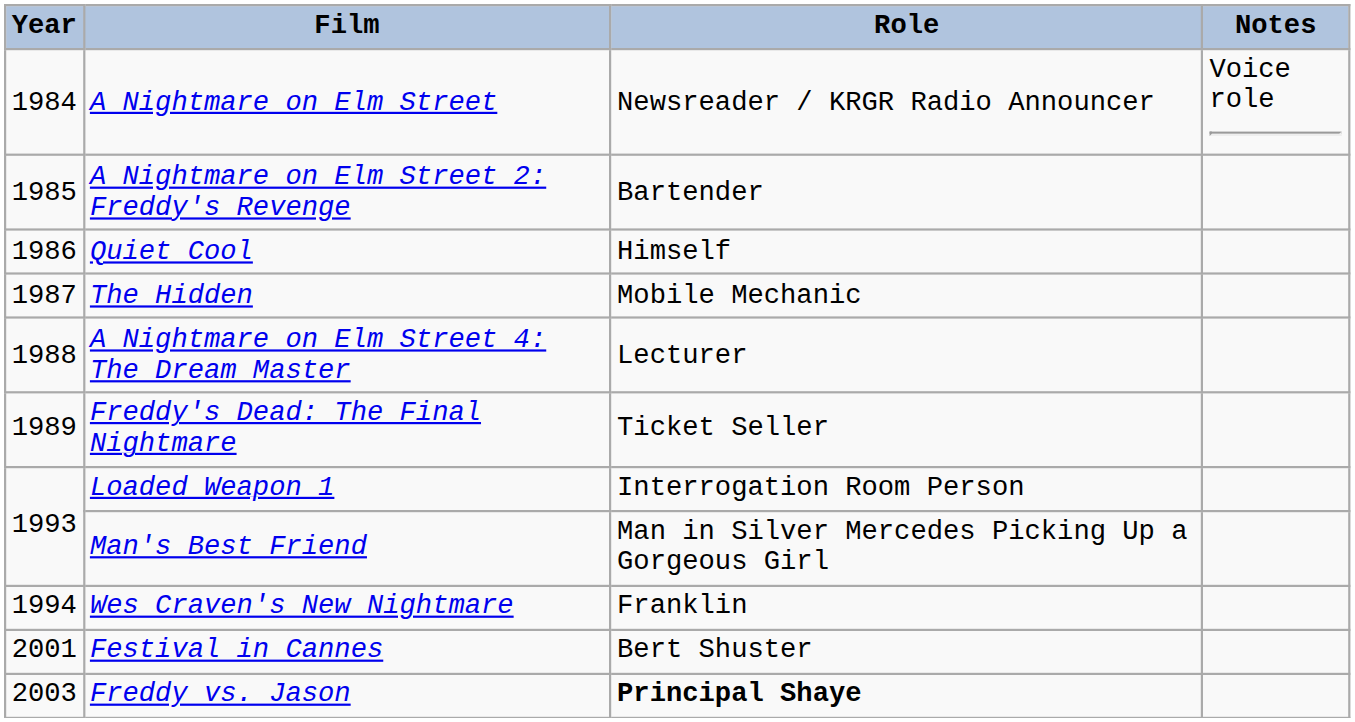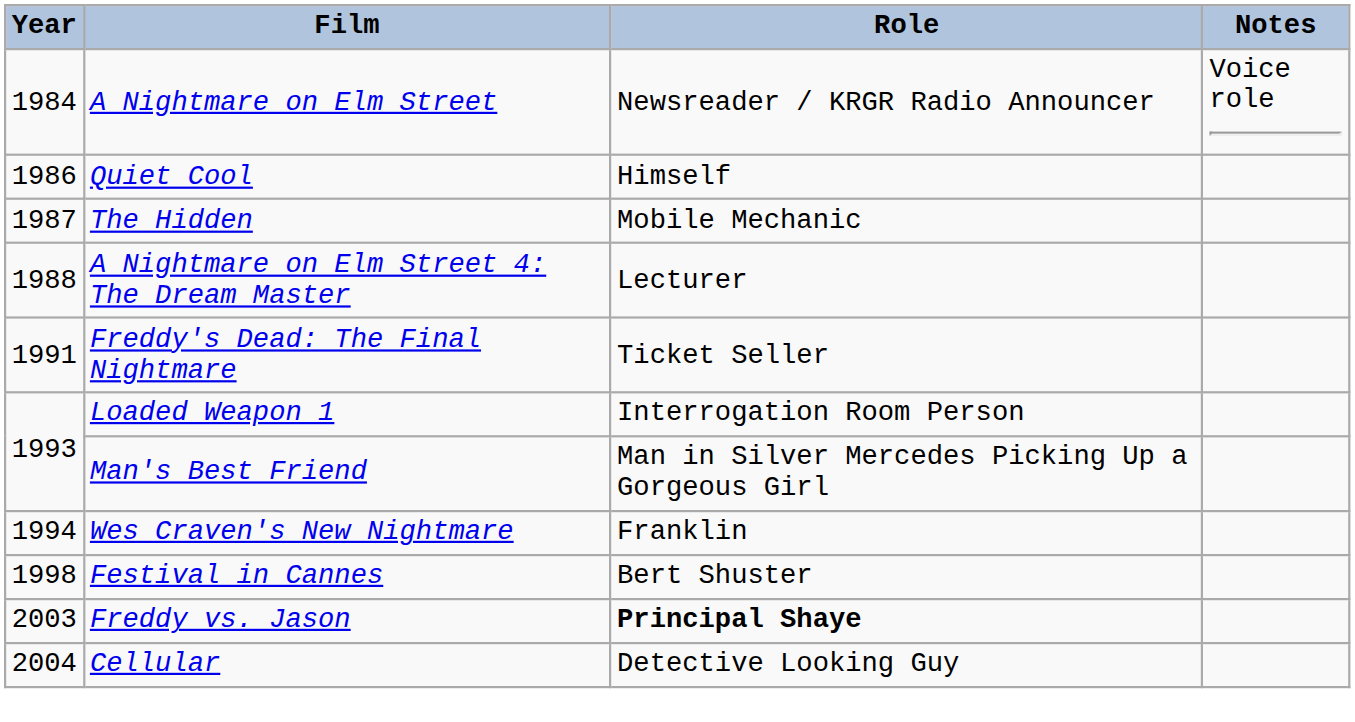- row: (318, 193)
(44, 430) 1989 -> (44, 355) 1991
(44, 652) 2001 -> (44, 577) 1998
+ row: (155, 665)
